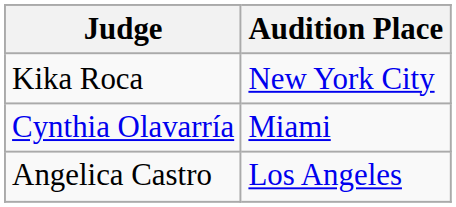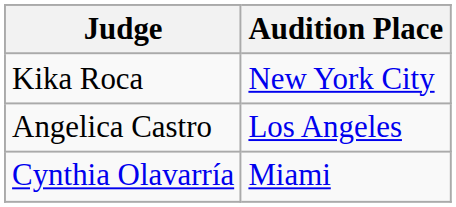rows swapped: (112, 175) <-> (123, 126)
